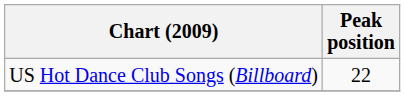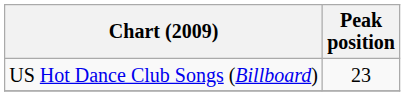(361, 74) 22 -> (361, 74) 23
